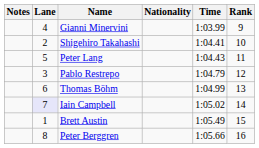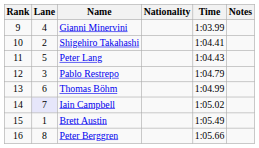columns swapped: (241, 12) <-> (18, 12)
